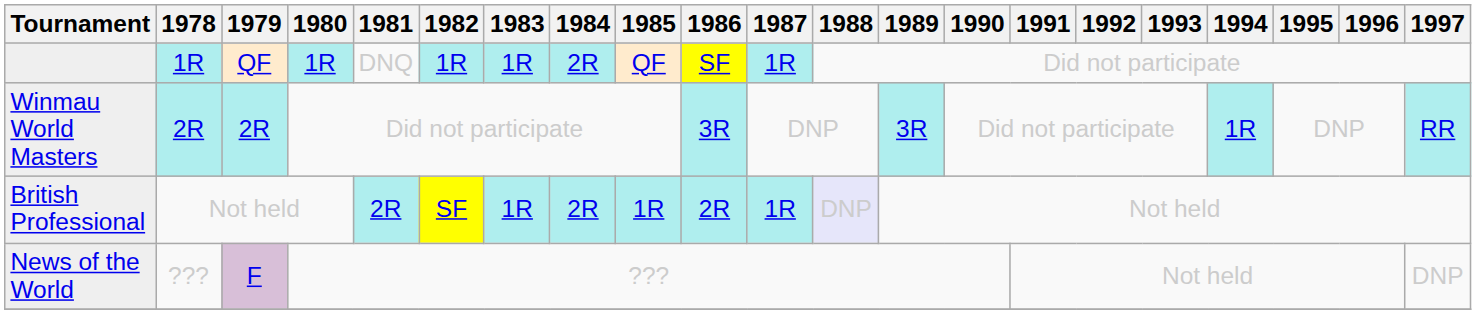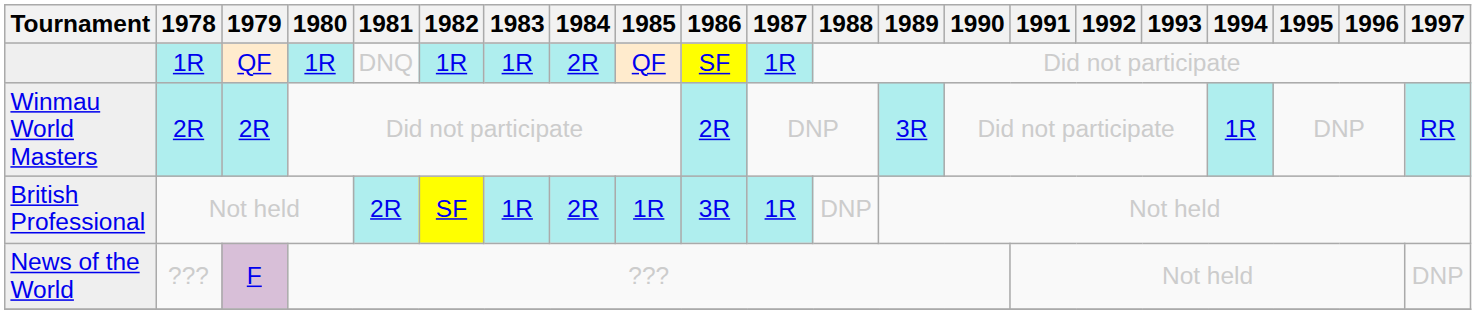(714, 129) 3R -> (714, 129) 2R
(714, 209) 2R -> (714, 209) 3R
(846, 209) lavender background -> (846, 209) no background
